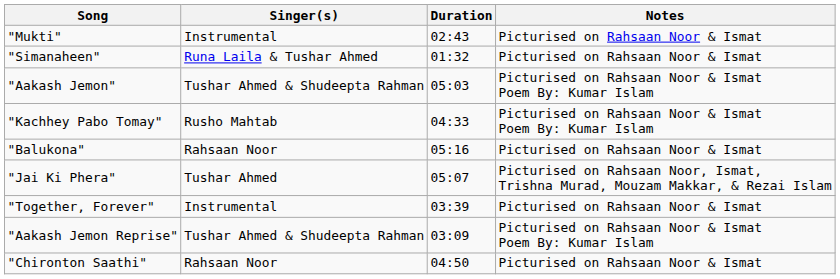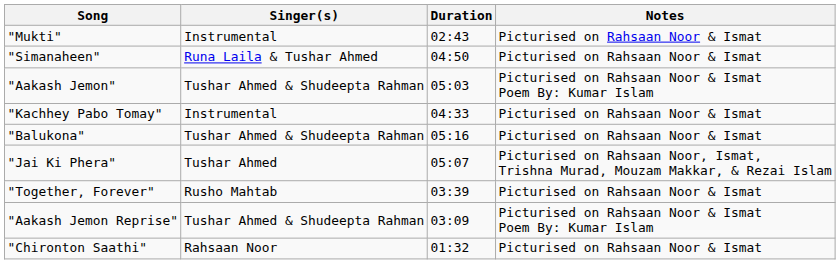(450, 57) 01:32 -> (450, 57) 04:50
(231, 121) Rusho Mahtab -> (231, 114) Instrumental
(630, 121) Picturised on Rahsaan Noor & Ismat Poem By: Kumar Islam -> (630, 114) Picturised on Rahsaan Noor & Ismat
(231, 150) Rahsaan Noor -> (304, 135) Tushar Ahmed & Shudeepta Rahman
(231, 206) Instrumental -> (231, 192) Rusho Mahtab
(450, 263) 04:50 -> (450, 248) 01:32
